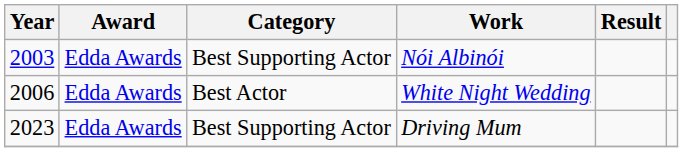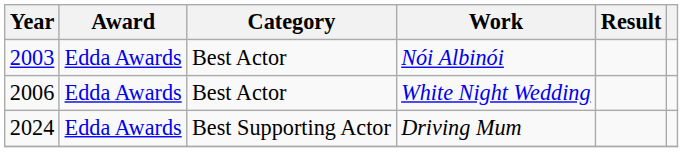(291, 57) Best Supporting Actor -> (239, 57) Best Actor
(32, 127) 2023 -> (32, 127) 2024
